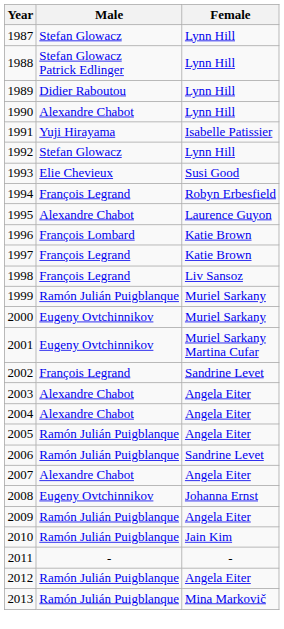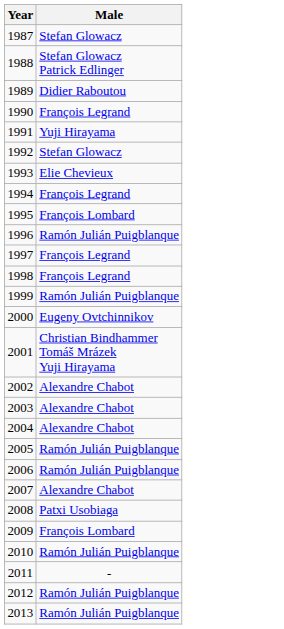- column: (230, 14)
(87, 111) Alexandre Chabot -> (85, 111) François Legrand
(87, 214) Alexandre Chabot -> (87, 214) François Lombard
(87, 234) François Lombard -> (109, 234) Ramón Julián Puigblanque
(96, 344) Eugeny Ovtchinnikov -> (98, 352) Christian Bindhammer Tomáš Mrázek Yuji Hirayama
(85, 372) François Legrand -> (87, 387) Alexandre Chabot
(96, 496) Eugeny Ovtchinnikov -> (79, 510) Patxi Usobiaga
(109, 516) Ramón Julián Puigblanque -> (87, 531) François Lombard
